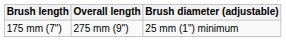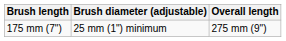columns swapped: (212, 12) <-> (107, 12)
